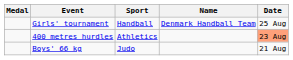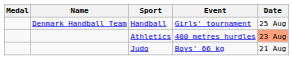columns swapped: (208, 10) <-> (73, 10)
